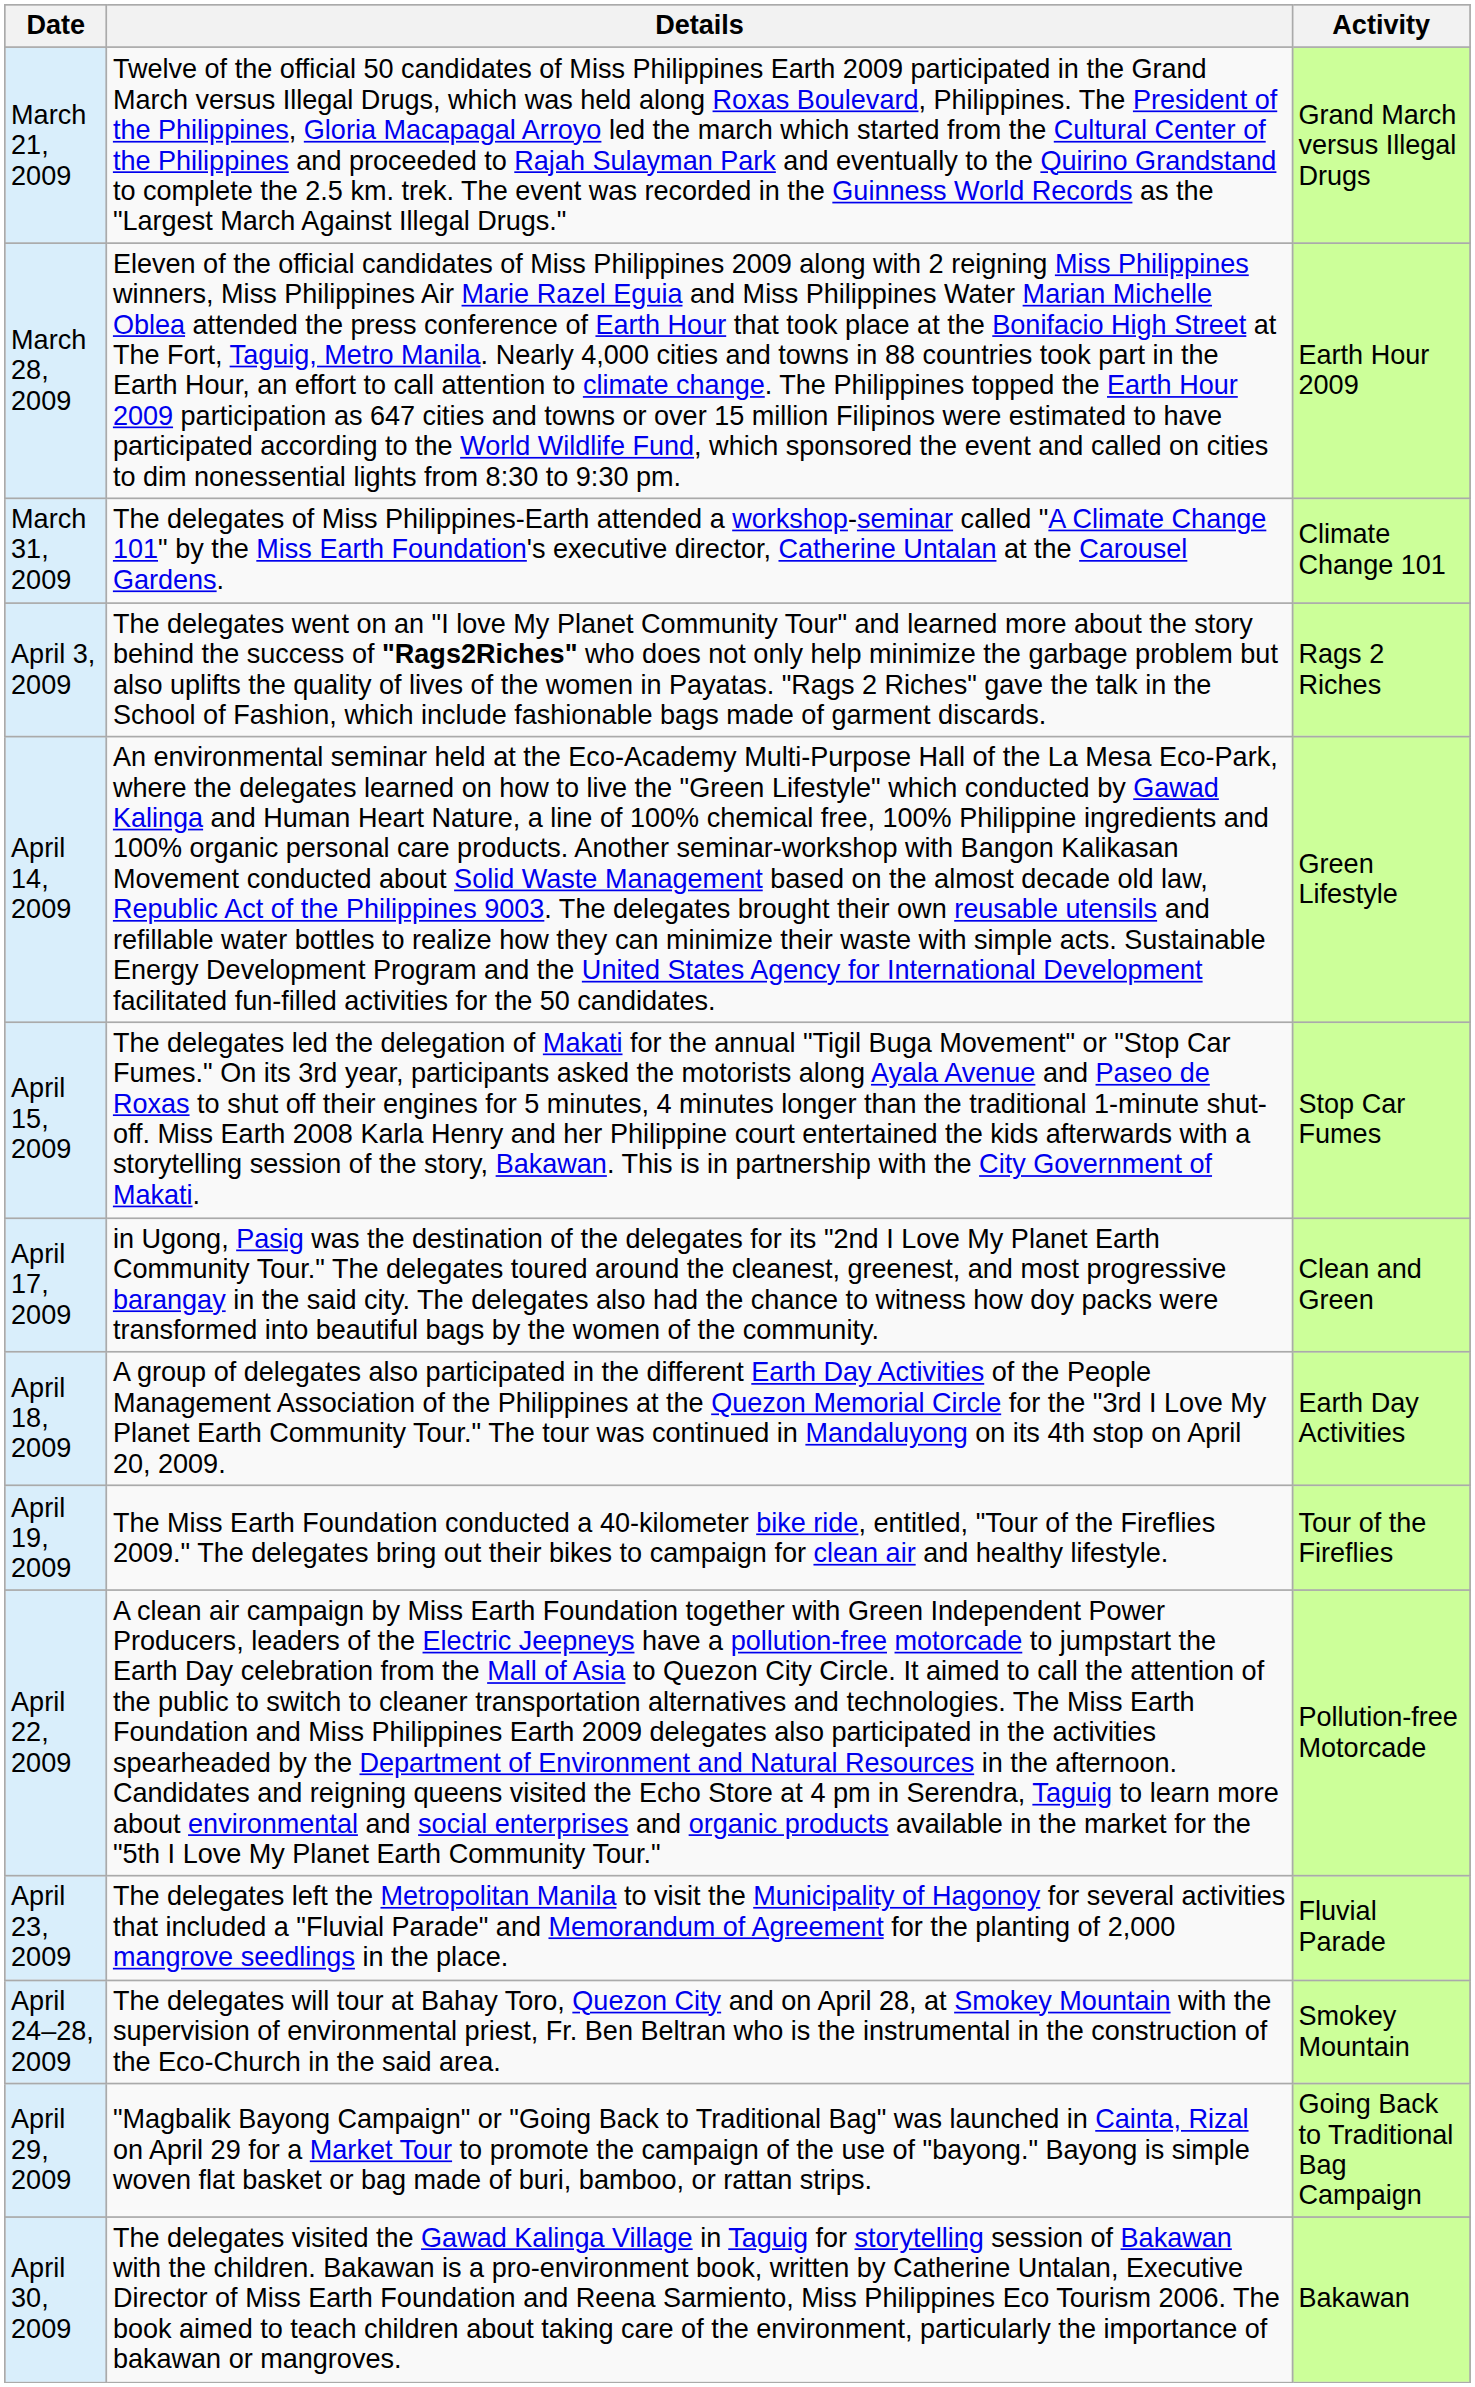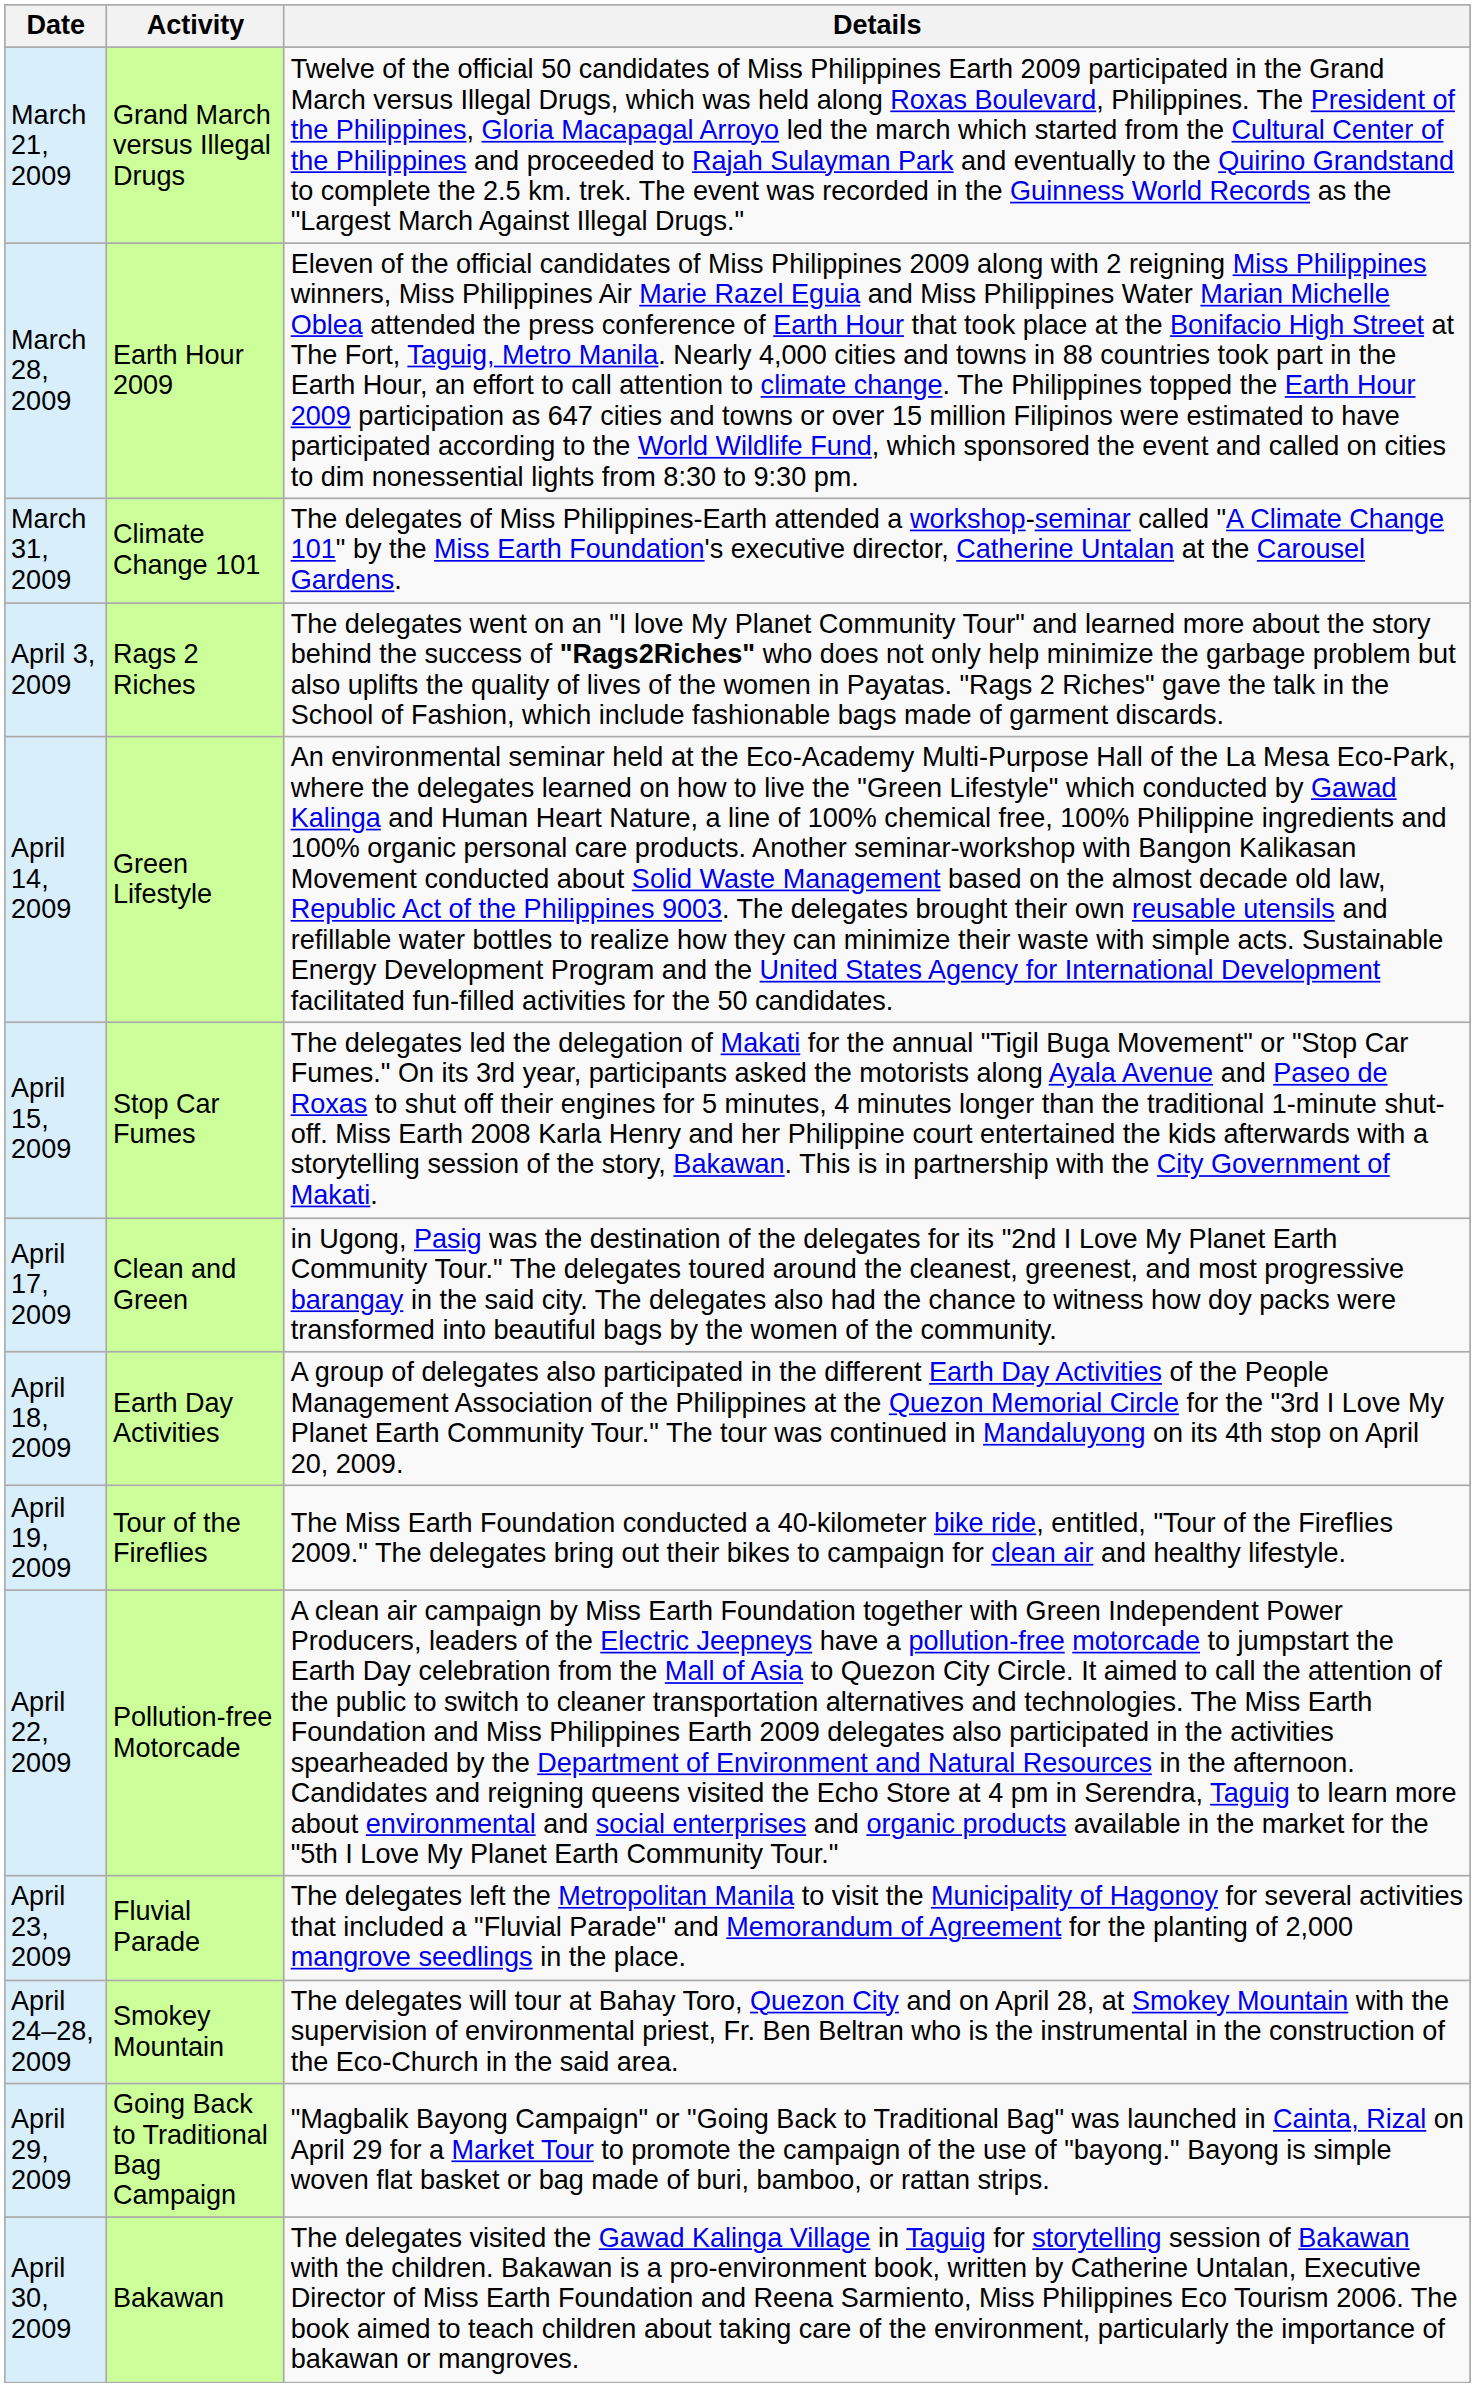columns swapped: (1381, 25) <-> (699, 25)
